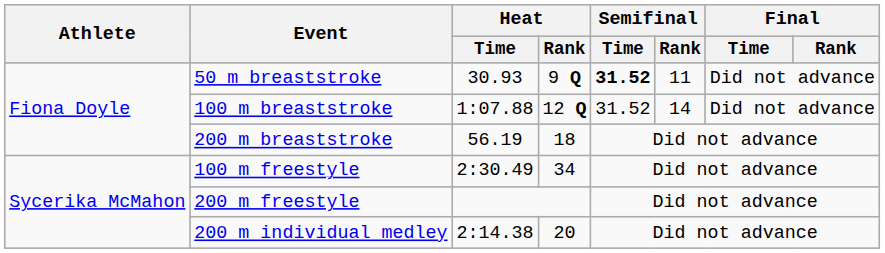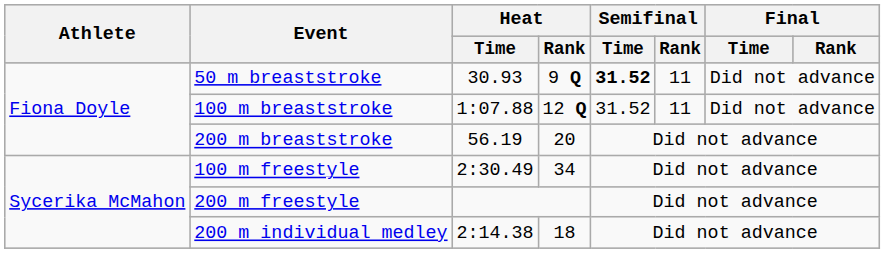(680, 109) 14 -> (680, 109) 11
(564, 140) 18 -> (564, 140) 20
(564, 232) 20 -> (564, 232) 18
